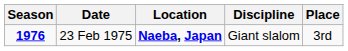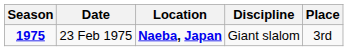(30, 35) 1976 -> (30, 35) 1975
